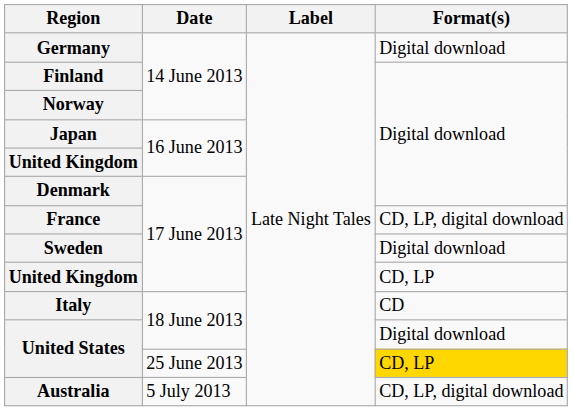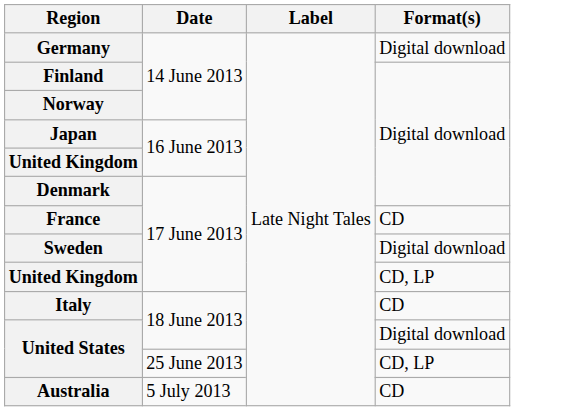(471, 219) CD, LP, digital download -> (392, 219) CD
(407, 362) gold background -> (407, 362) no background
(471, 391) CD, LP, digital download -> (392, 391) CD
